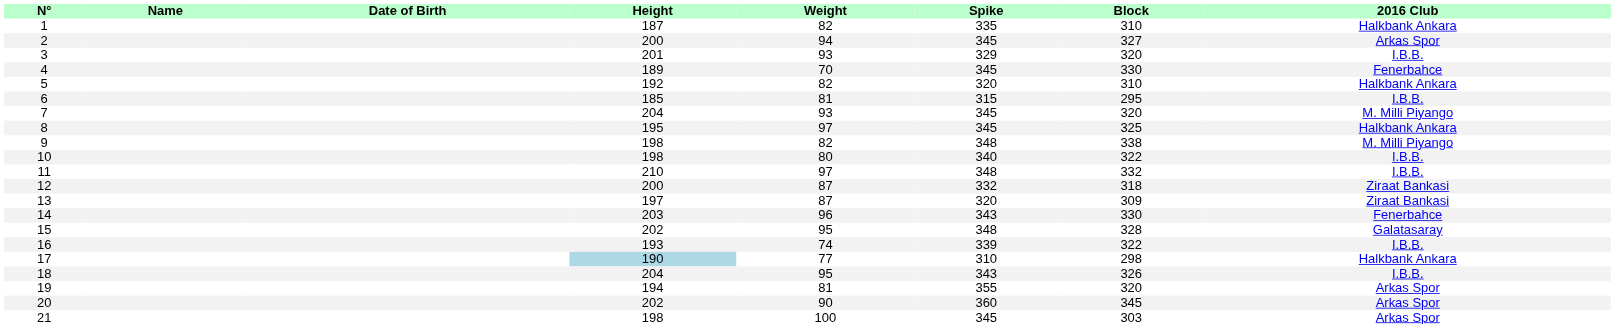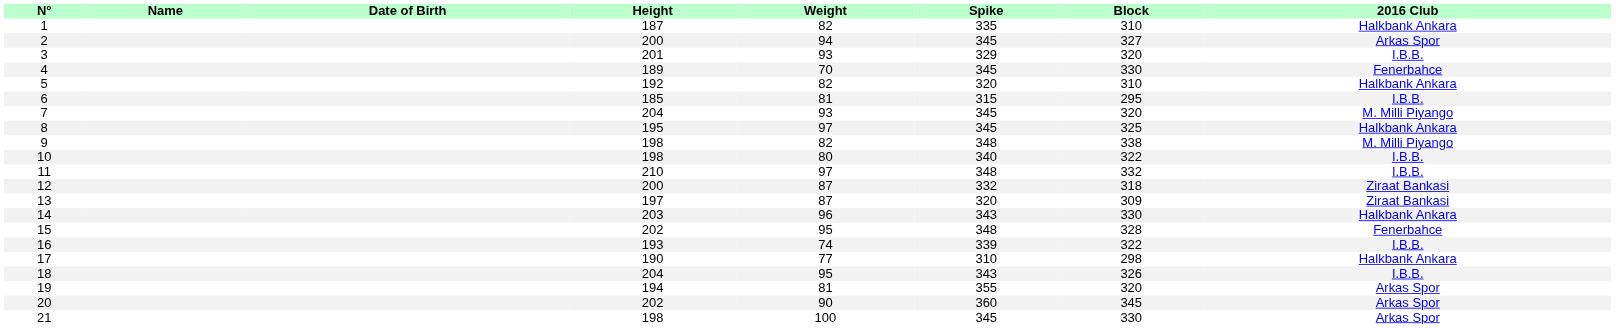(1408, 215) Fenerbahce -> (1408, 215) Halkbank Ankara
(1408, 230) Galatasaray -> (1408, 230) Fenerbahce
(653, 259) lightblue background -> (653, 259) no background
(1131, 317) 303 -> (1131, 317) 330
